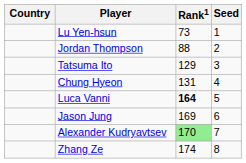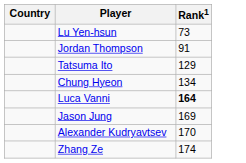- column: (226, 14)
(184, 49) 88 -> (184, 49) 91
(187, 82) 131 -> (187, 82) 134
(187, 132) lightgreen background -> (187, 132) no background
